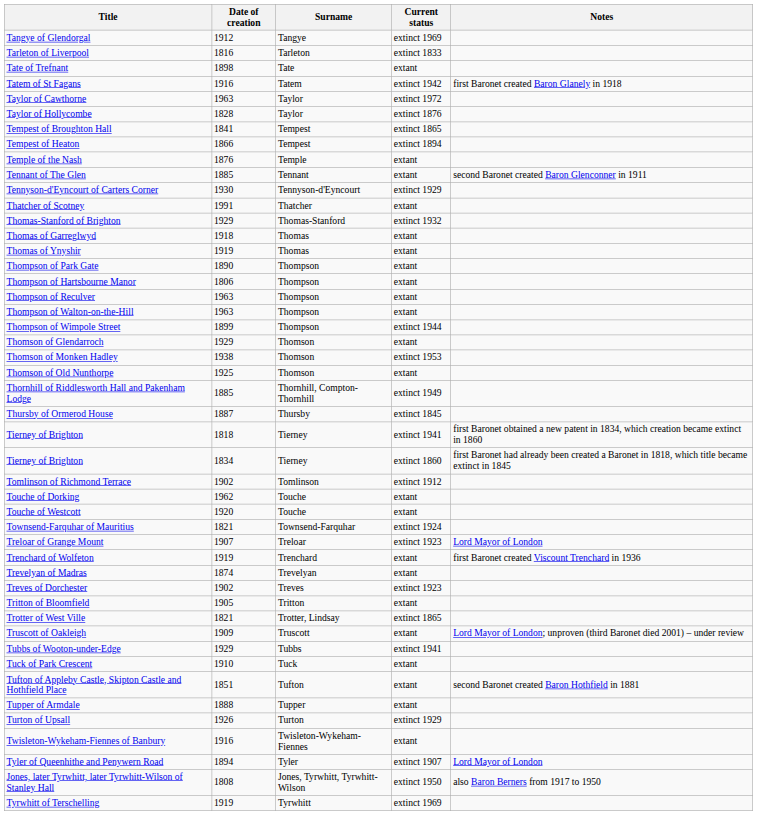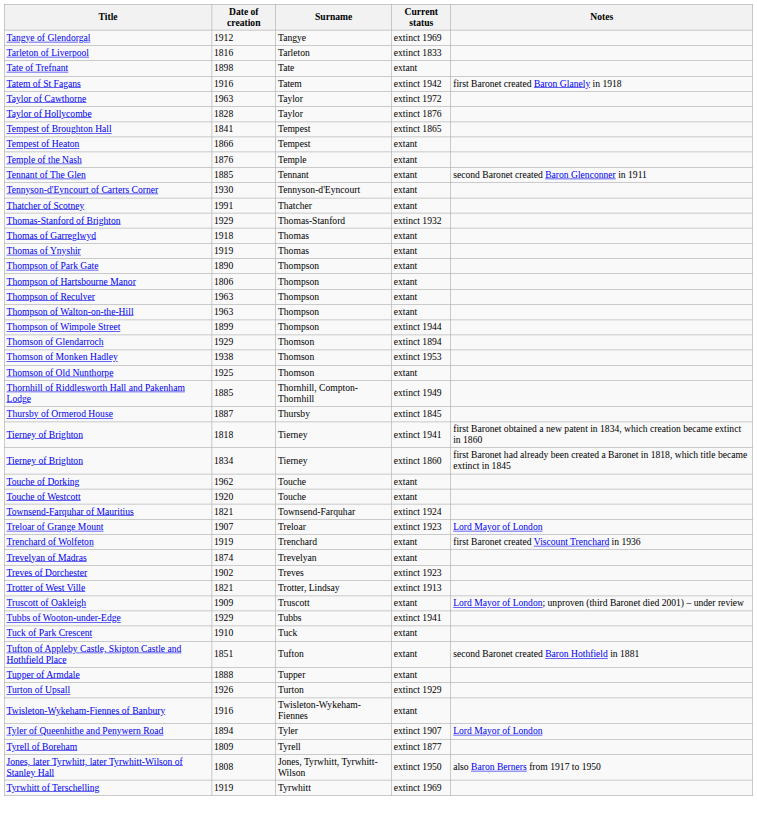(418, 144) extinct 1894 -> (406, 144) extant
(418, 190) extinct 1929 -> (406, 190) extant
(406, 342) extant -> (418, 342) extinct 1894
- row: (69, 481)
- row: (48, 603)
(418, 618) extinct 1865 -> (418, 588) extinct 1913
+ row: (42, 746)
